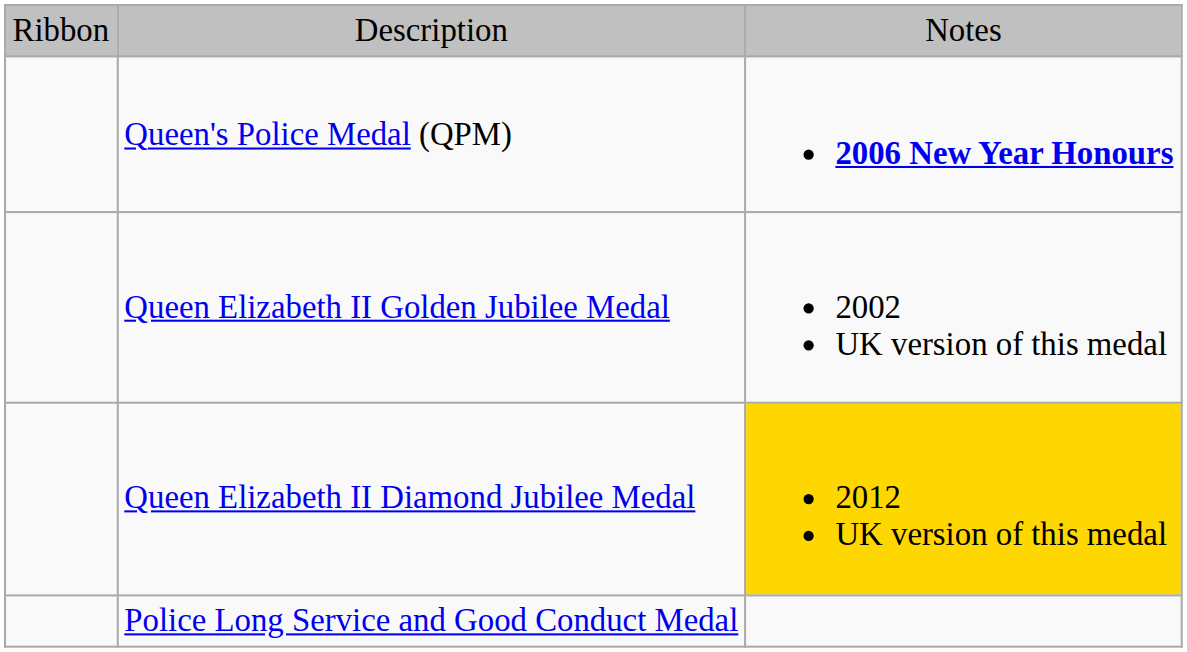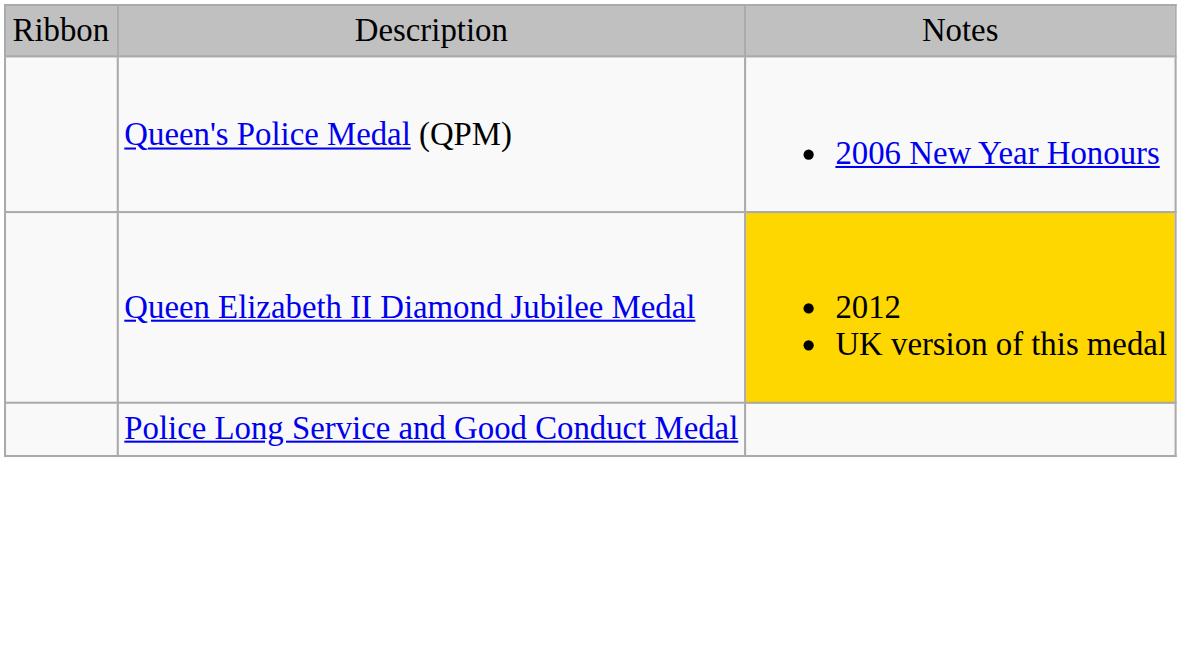(963, 153) bold -> (960, 153) normal
- row: (397, 306)
